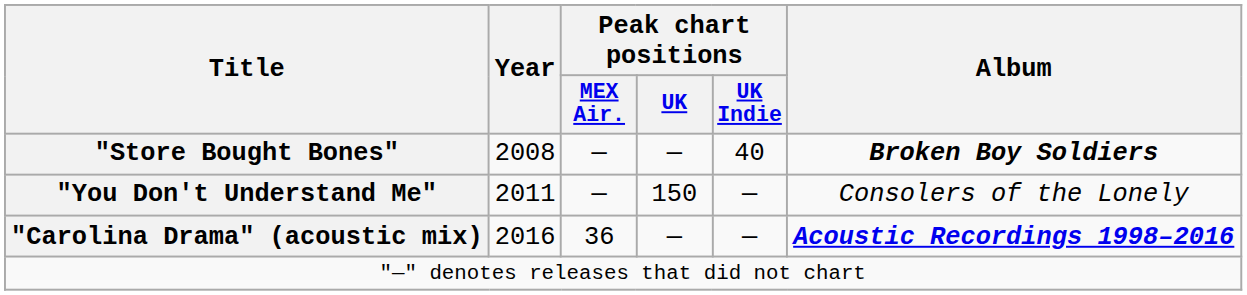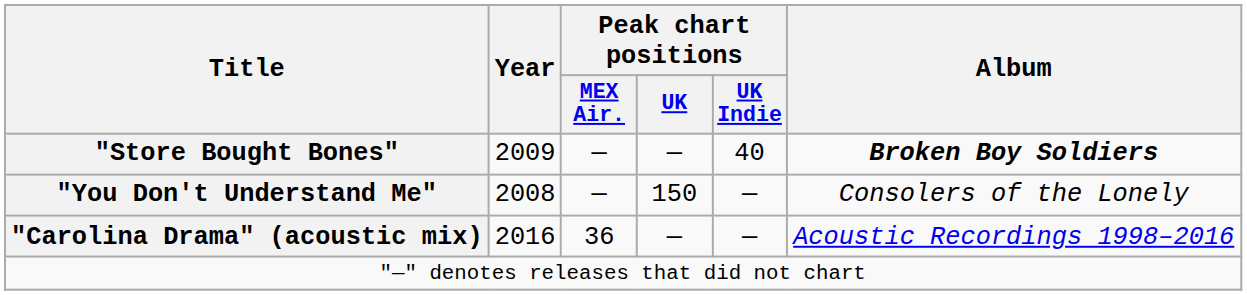(525, 154) 2008 -> (525, 154) 2009
(525, 195) 2011 -> (525, 195) 2008
(1014, 236) bold -> (1014, 236) normal
